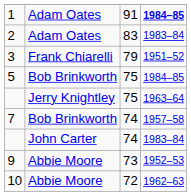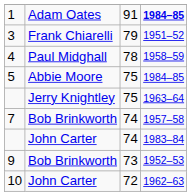- row: (11, 35)
+ row: (11, 56)
(73, 77) Bob Brinkworth -> (65, 77) Abbie Moore
(65, 160) Abbie Moore -> (73, 160) Bob Brinkworth
(65, 181) Abbie Moore -> (62, 181) John Carter
